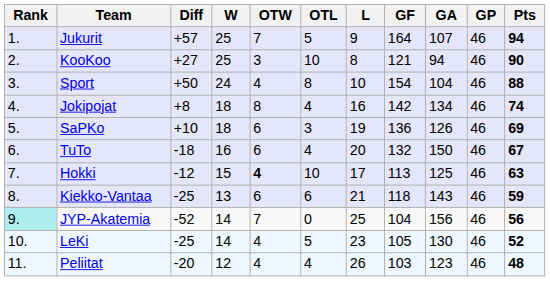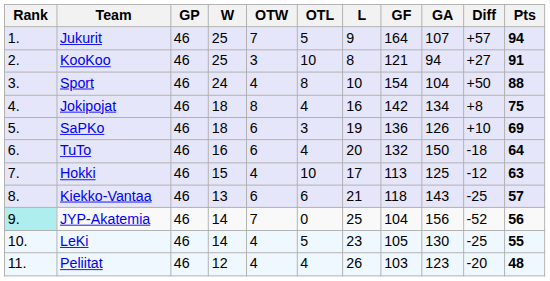columns swapped: (486, 15) <-> (191, 15)
(516, 60) 90 -> (516, 60) 91
(516, 106) 74 -> (516, 106) 75
(516, 151) 67 -> (516, 151) 64
(257, 173) bold -> (254, 173) normal
(516, 196) 59 -> (516, 196) 57
(516, 241) 52 -> (516, 241) 55
